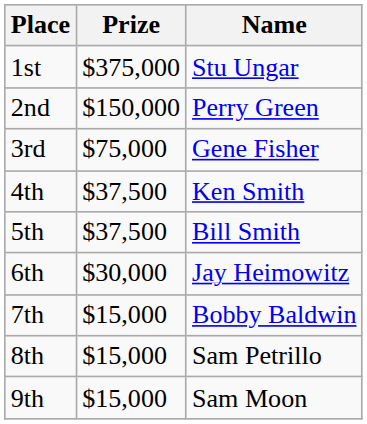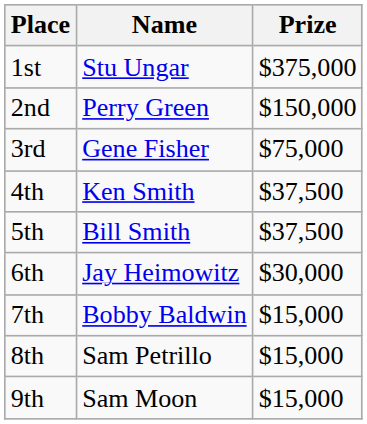columns swapped: (274, 25) <-> (131, 25)
